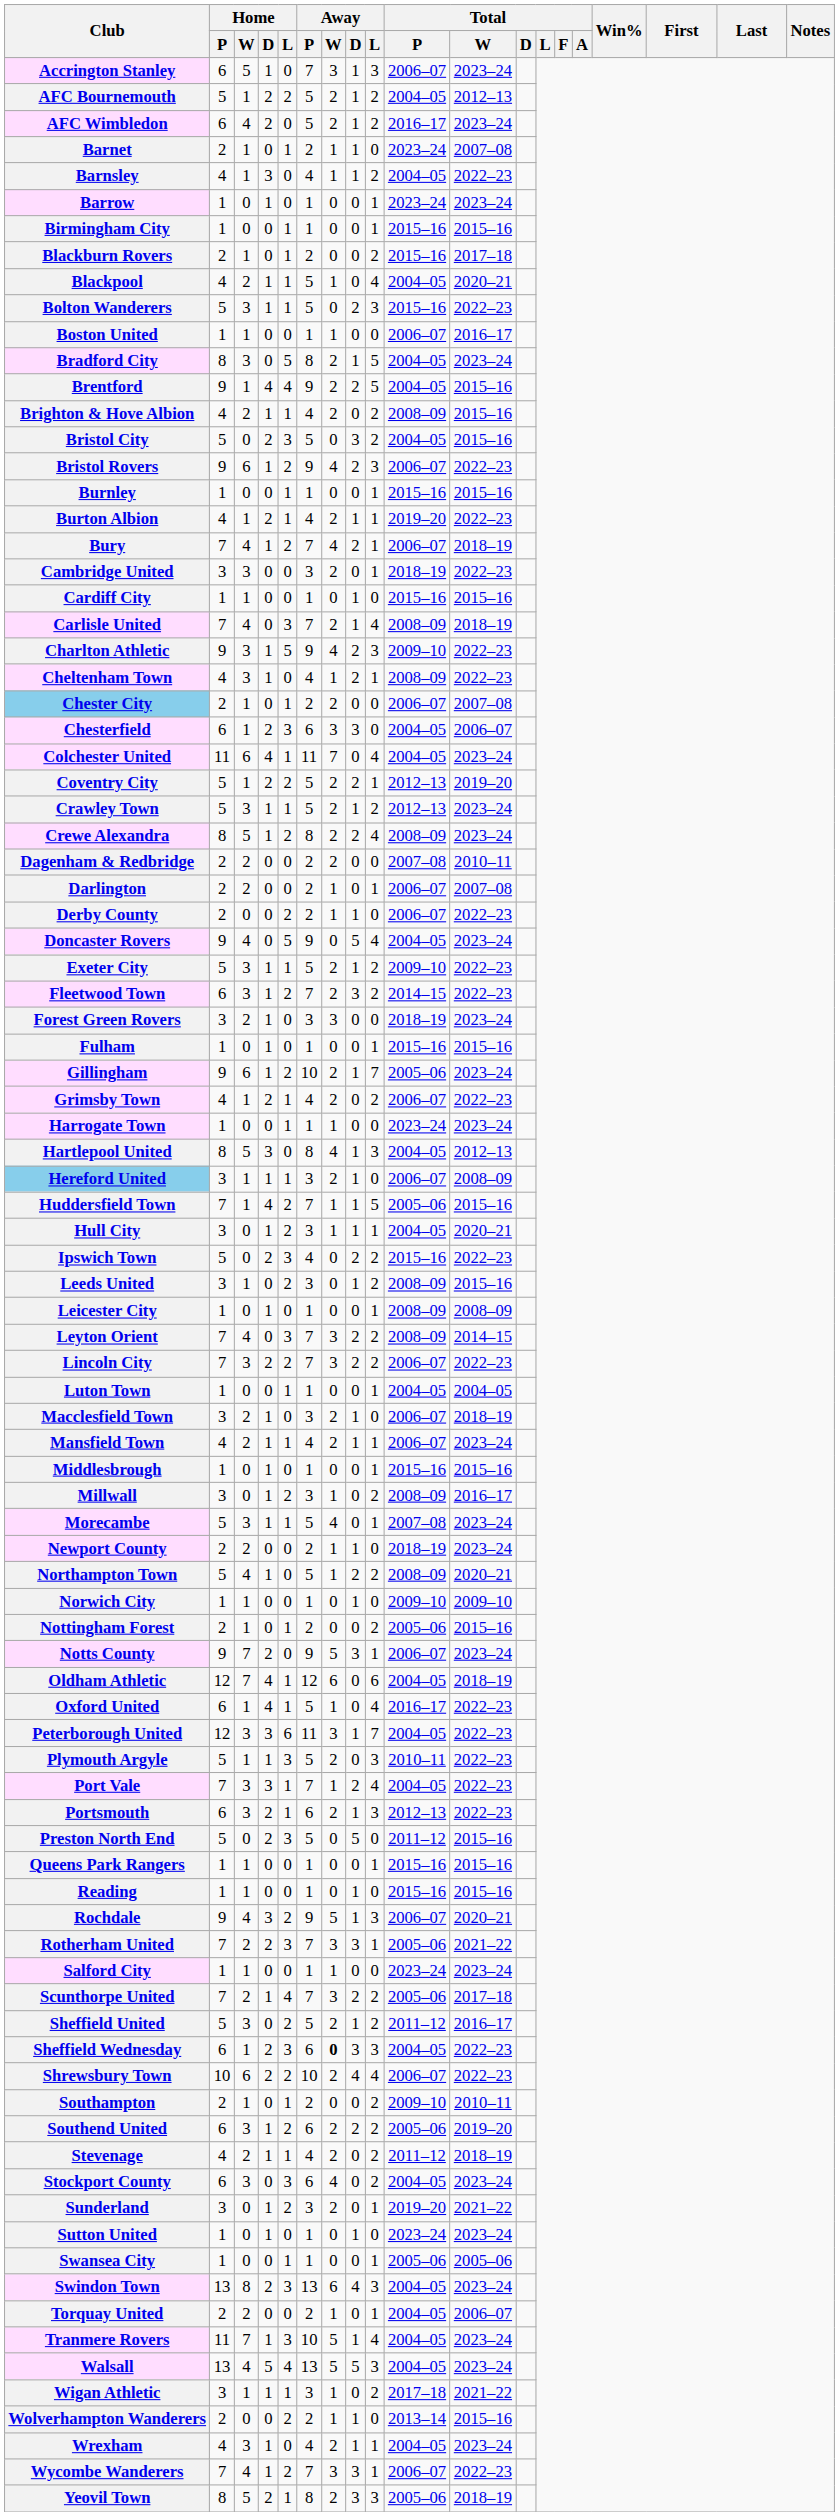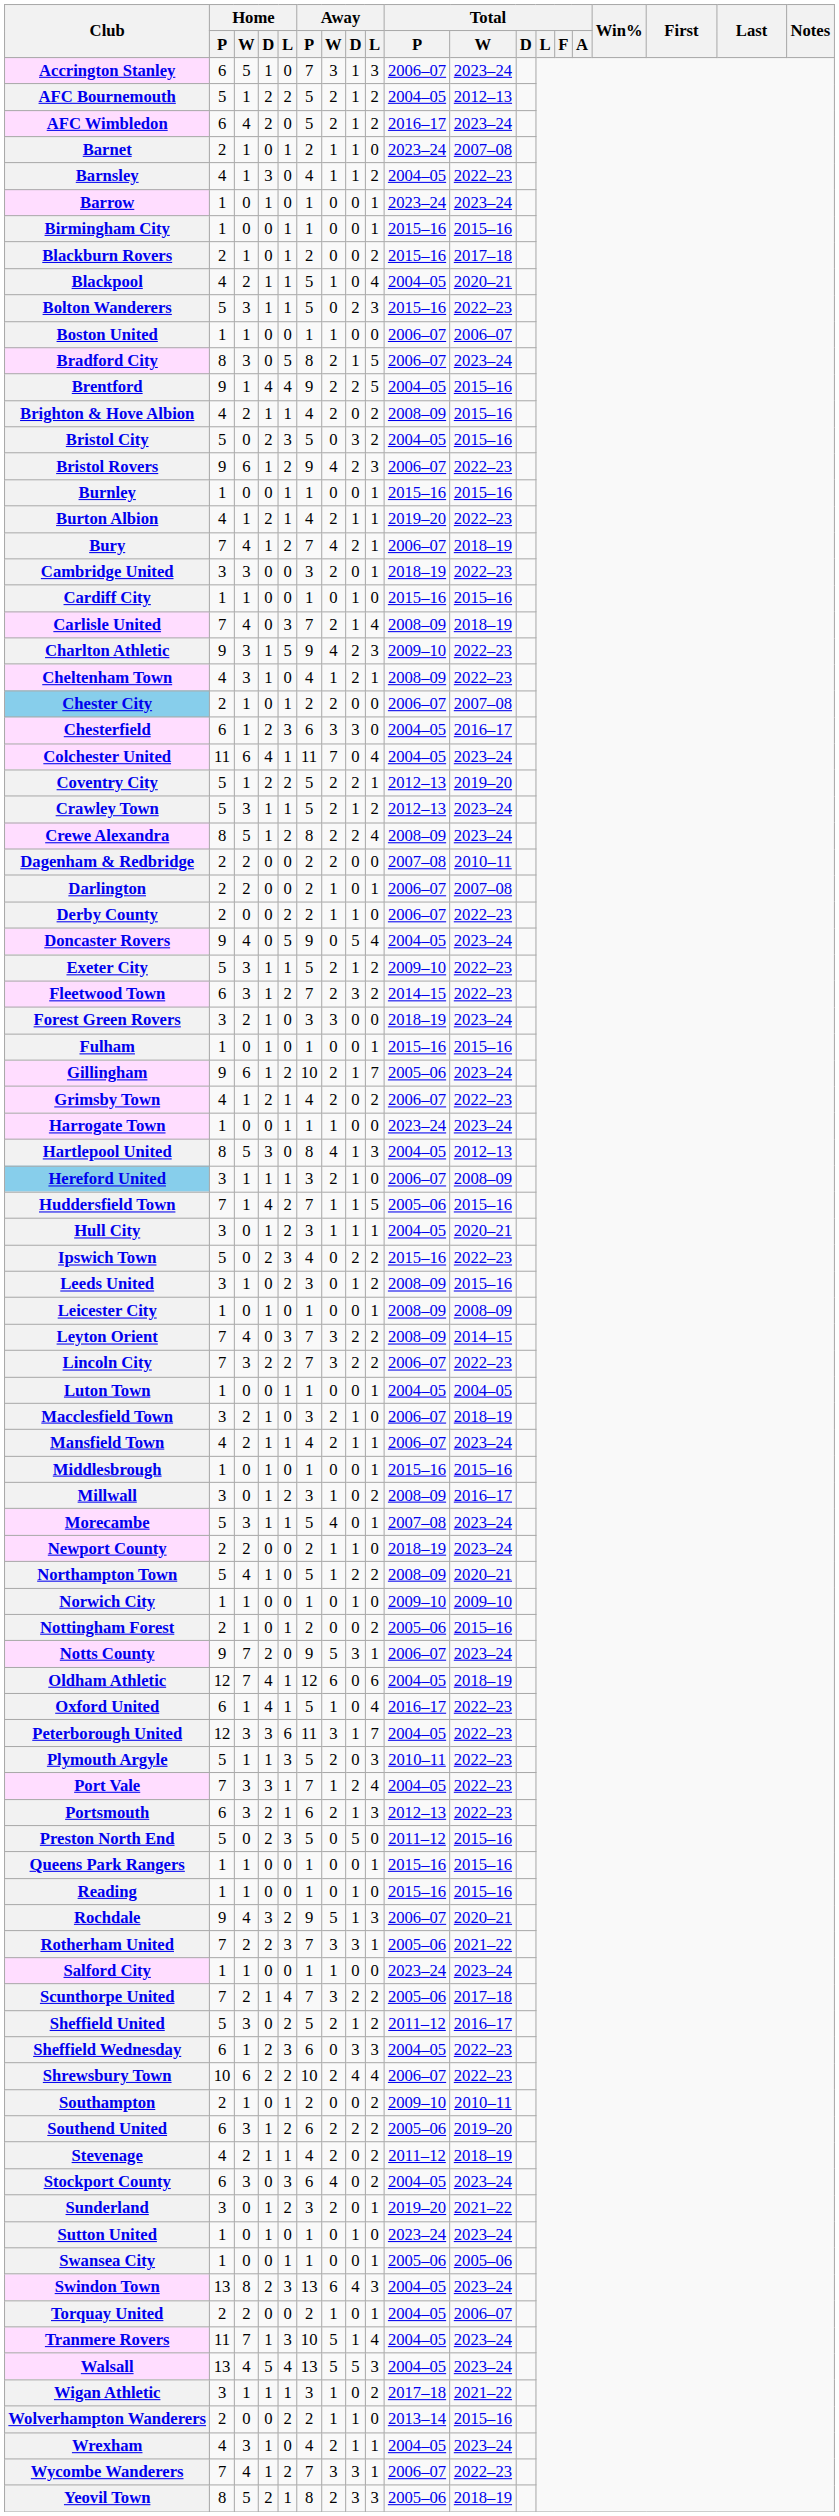(483, 334) 2016–17 -> (483, 334) 2006–07
(417, 360) 2004–05 -> (417, 360) 2006–07
(483, 730) 2006–07 -> (483, 730) 2016–17
(333, 2049) bold -> (333, 2049) normal
